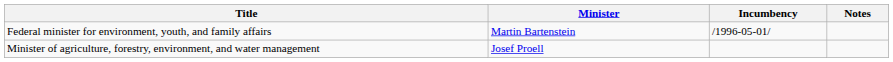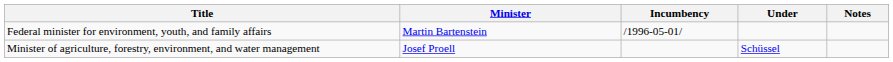+ column: (782, 13)
